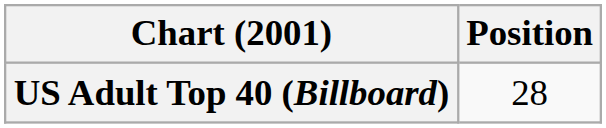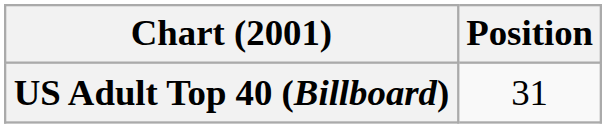(530, 92) 28 -> (530, 92) 31
